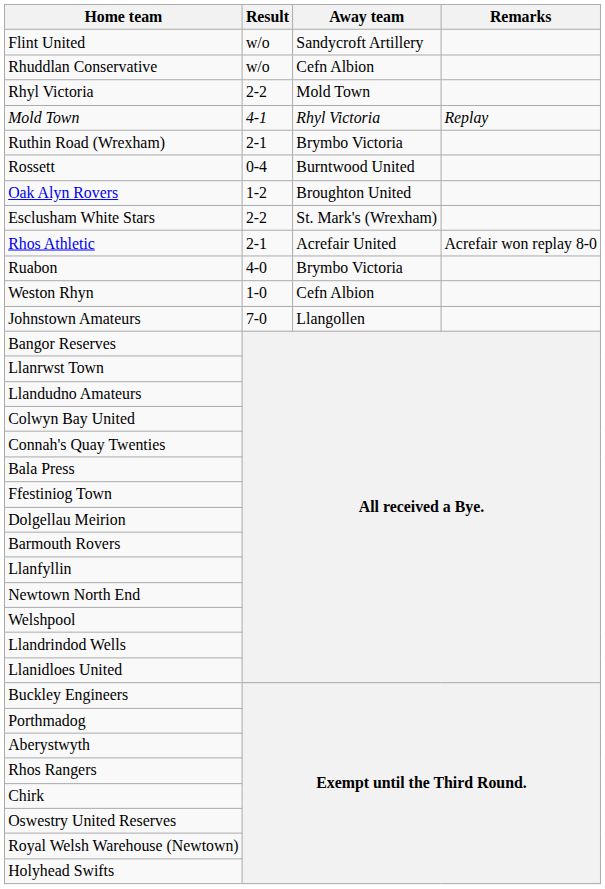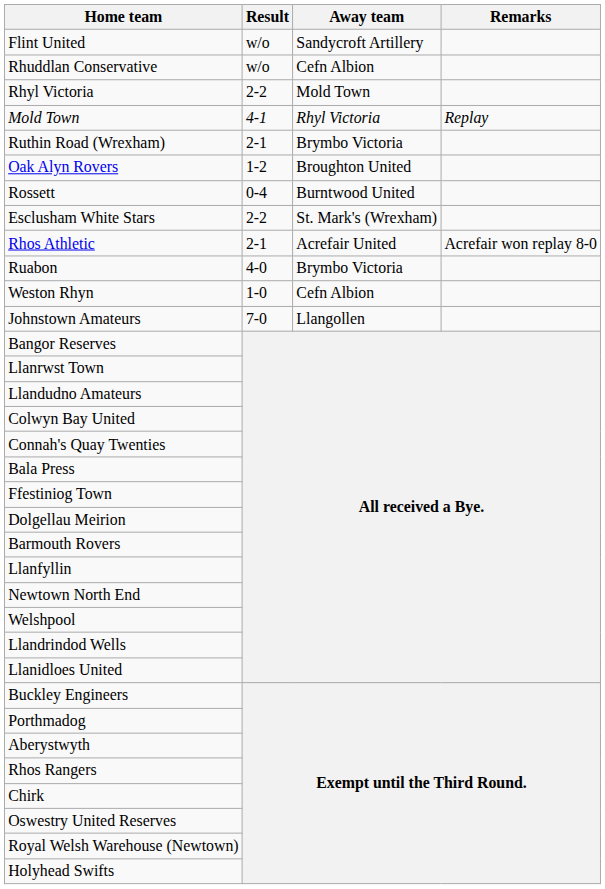rows swapped: (63, 192) <-> (31, 167)
